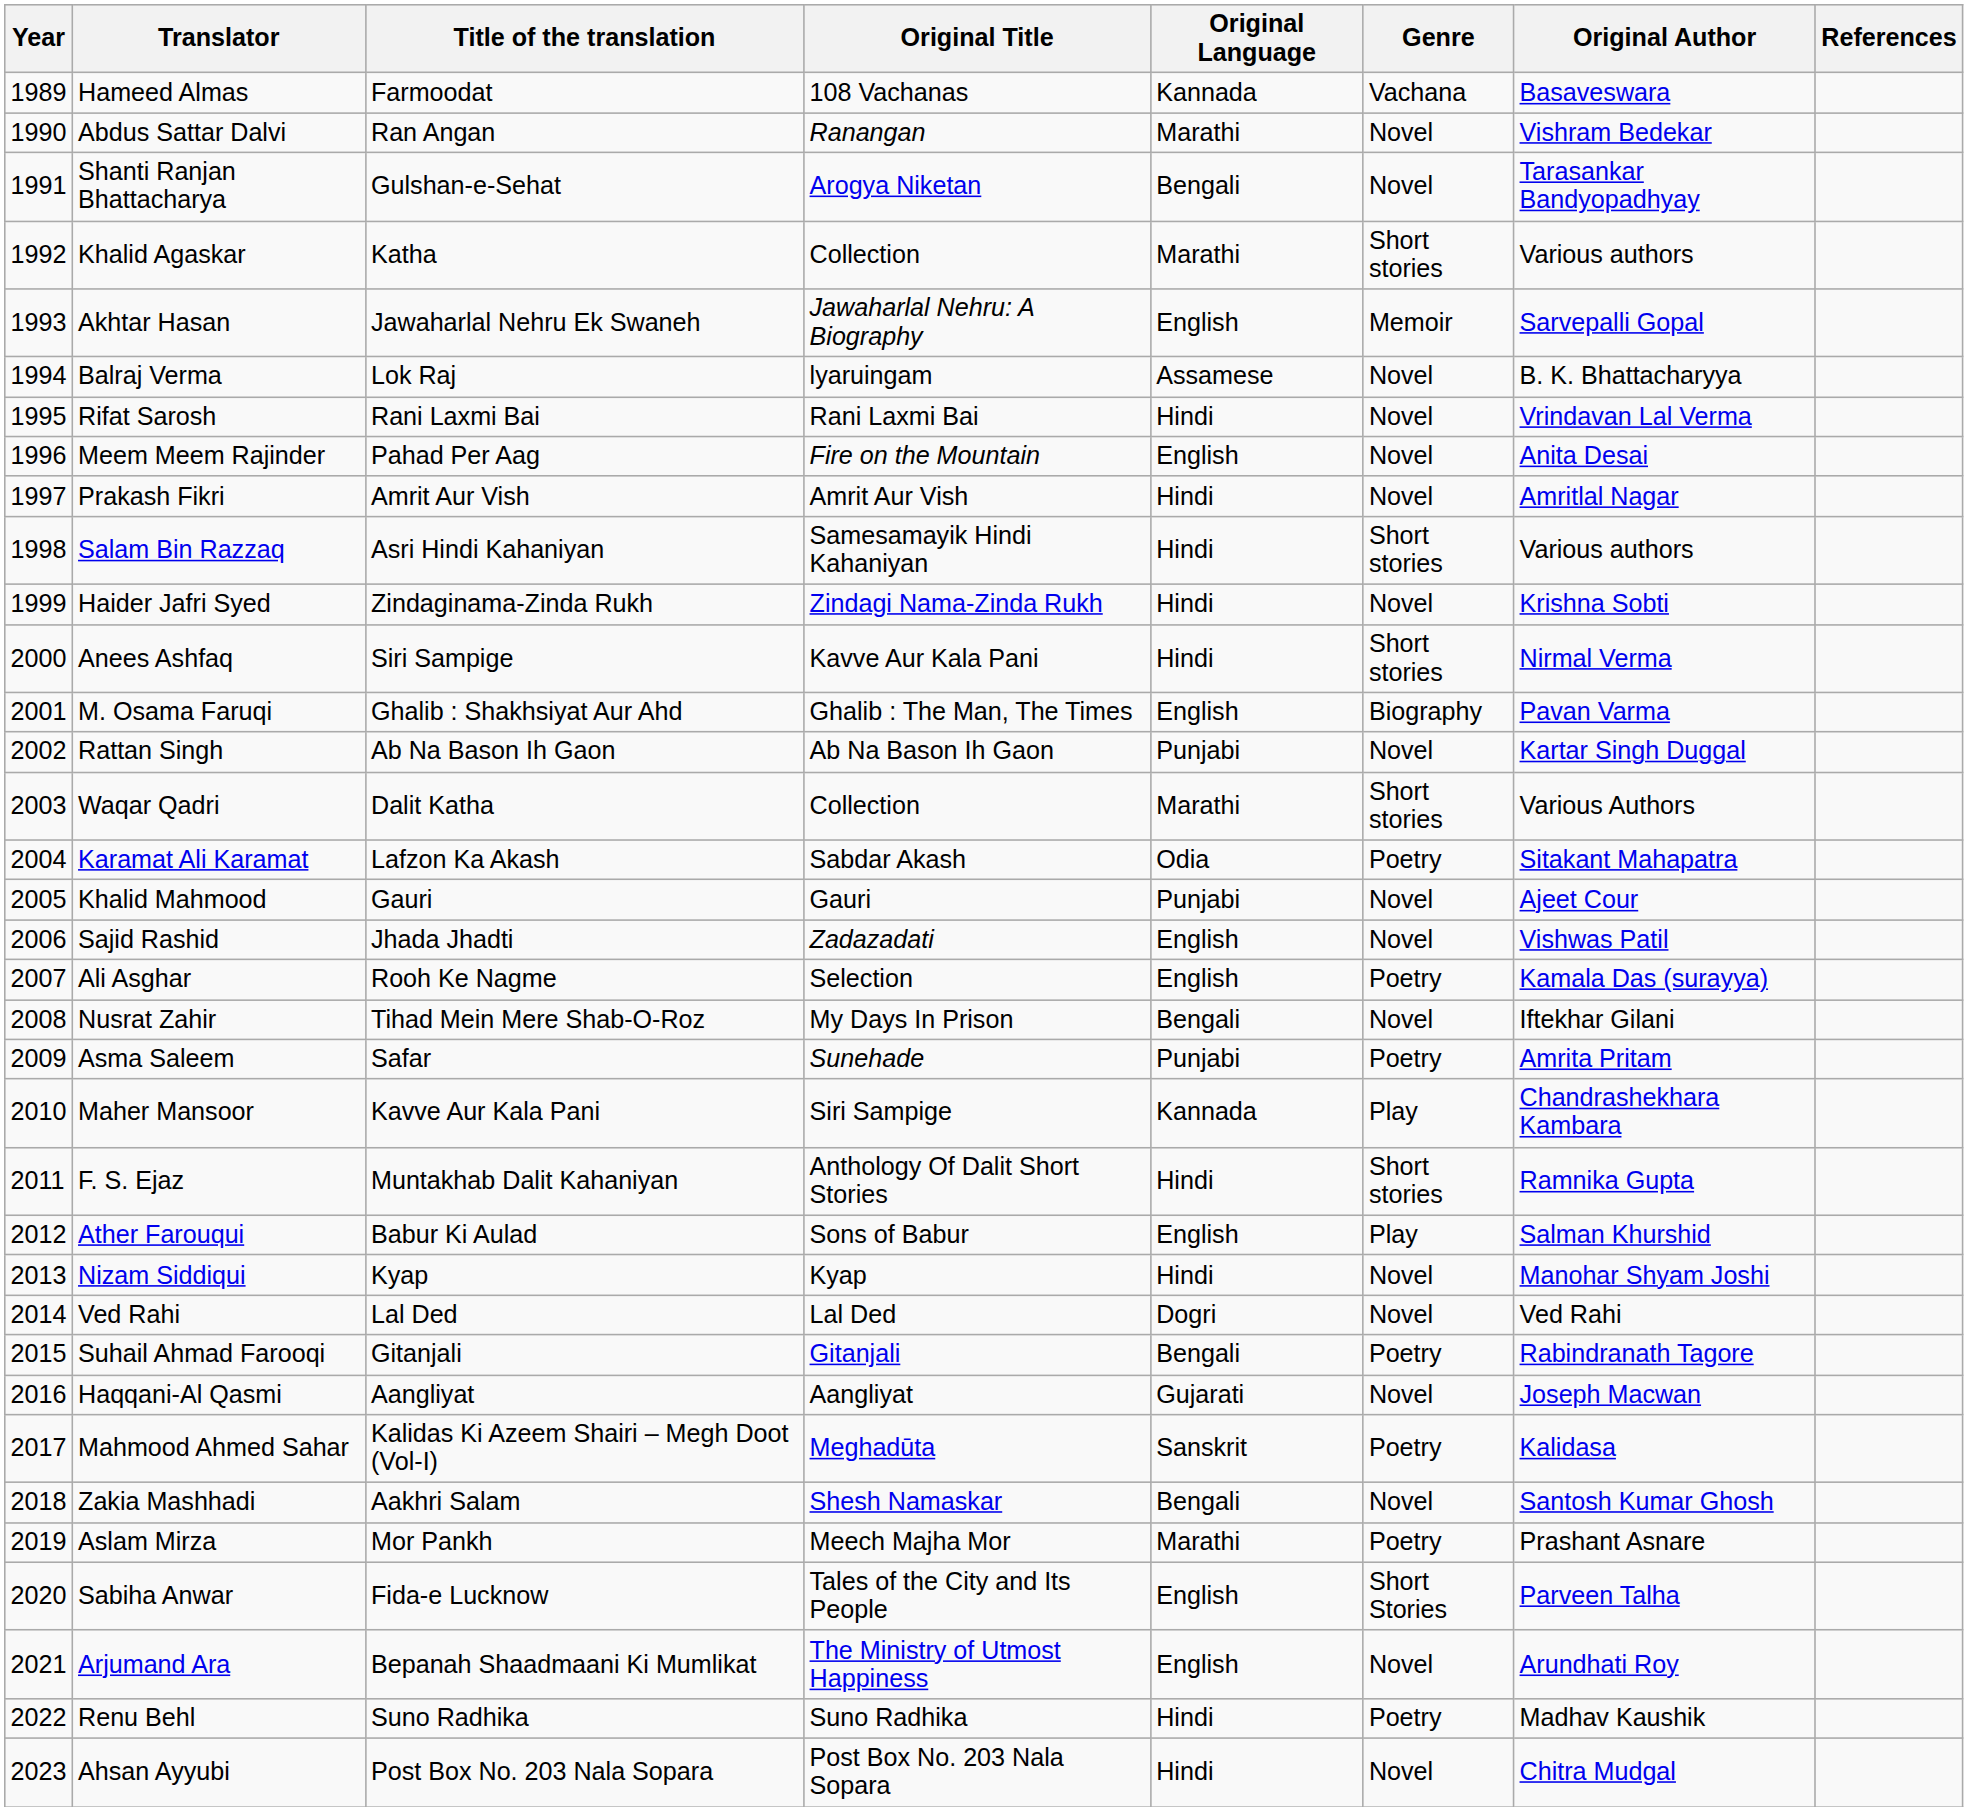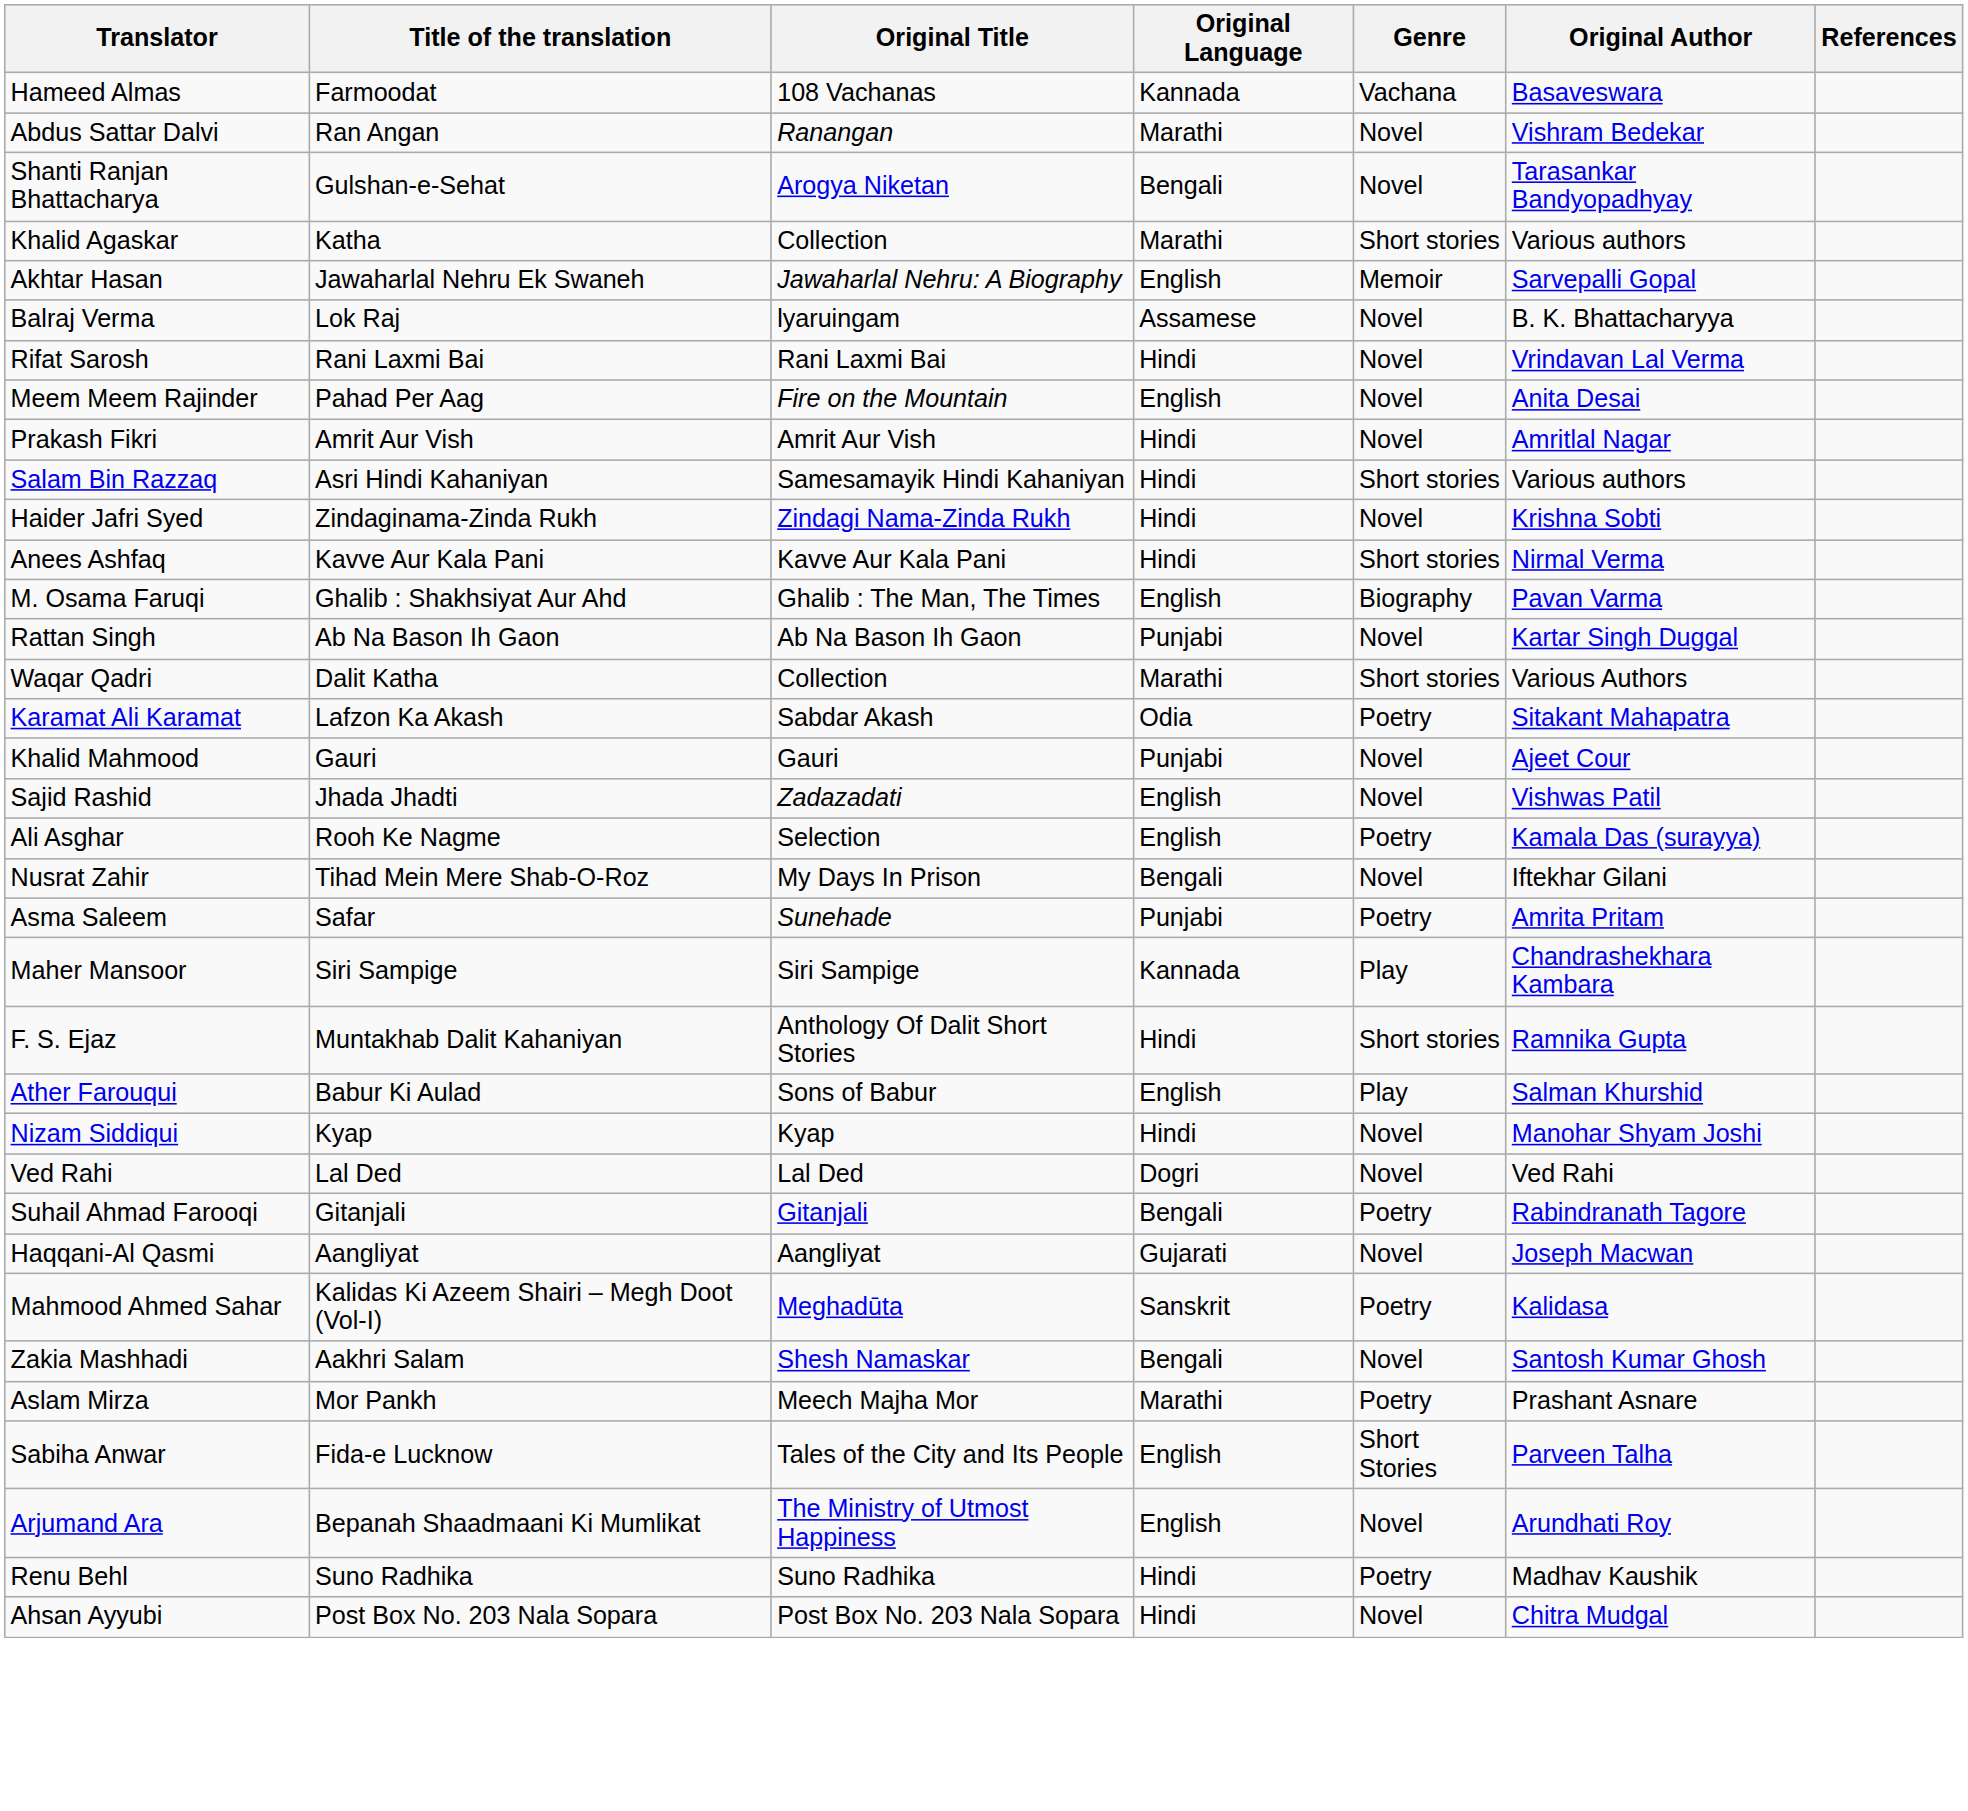- column: (39, 38)
(442, 657) Siri Sampige -> (430, 559) Kavve Aur Kala Pani
(485, 1112) Kavve Aur Kala Pani -> (386, 971) Siri Sampige
